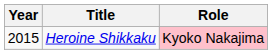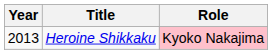(23, 37) 2015 -> (23, 37) 2013
